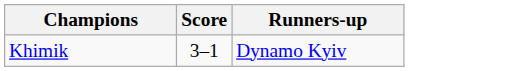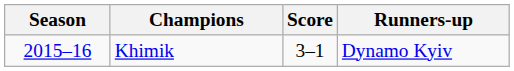+ column: (57, 19)
